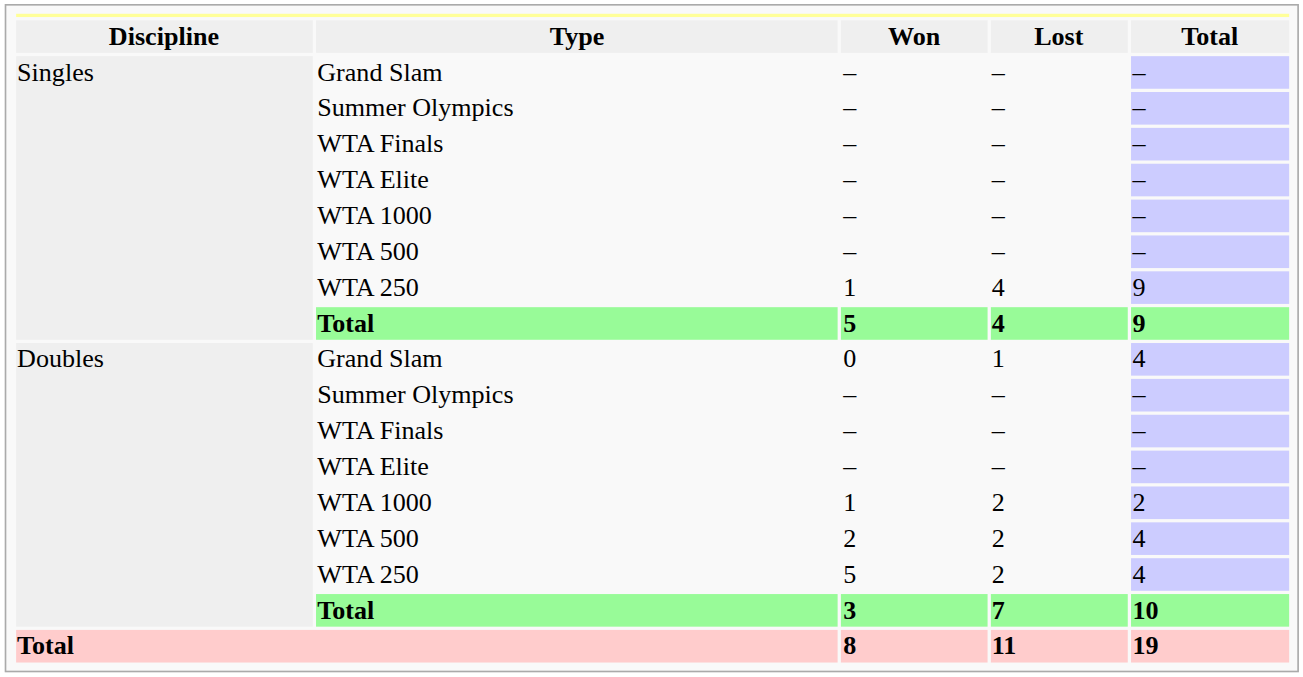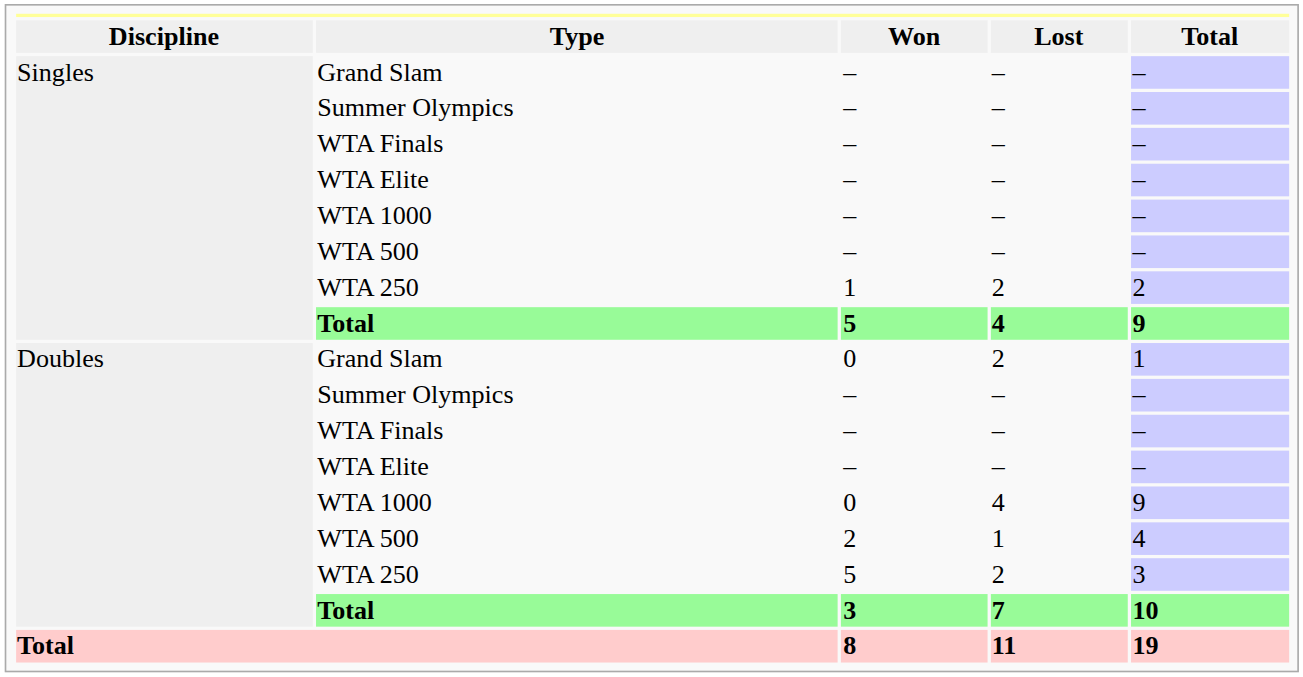(998, 287) 4 -> (998, 287) 2
(1139, 287) 9 -> (1139, 287) 2
(998, 359) 1 -> (998, 359) 2
(1139, 359) 4 -> (1139, 359) 1
(850, 502) 1 -> (850, 502) 0
(998, 502) 2 -> (998, 502) 4
(1139, 502) 2 -> (1139, 502) 9
(998, 538) 2 -> (998, 538) 1
(1139, 574) 4 -> (1139, 574) 3
